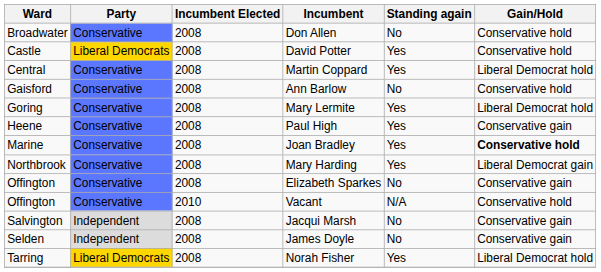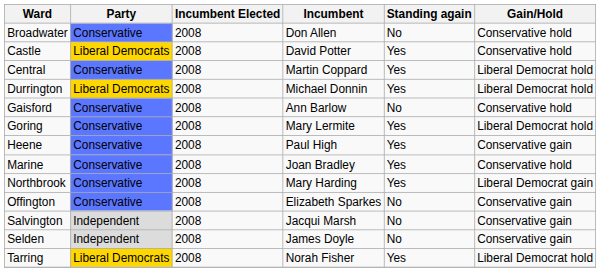+ row: (327, 89)
(528, 145) bold -> (525, 164) normal
- row: (304, 202)
